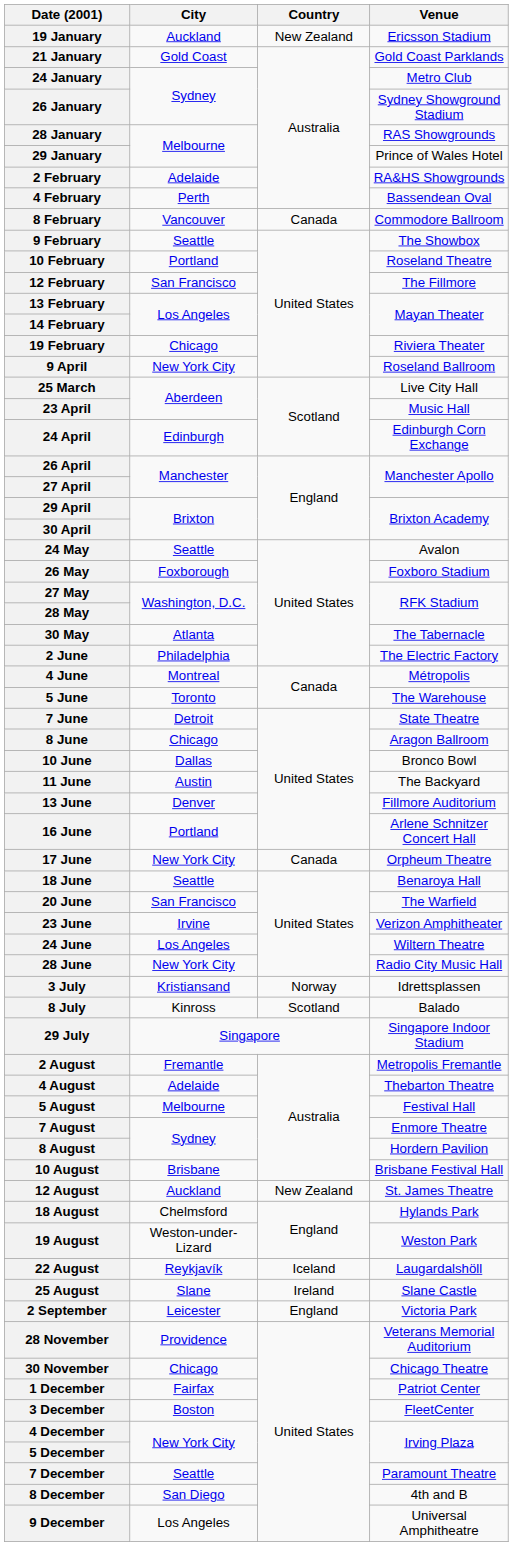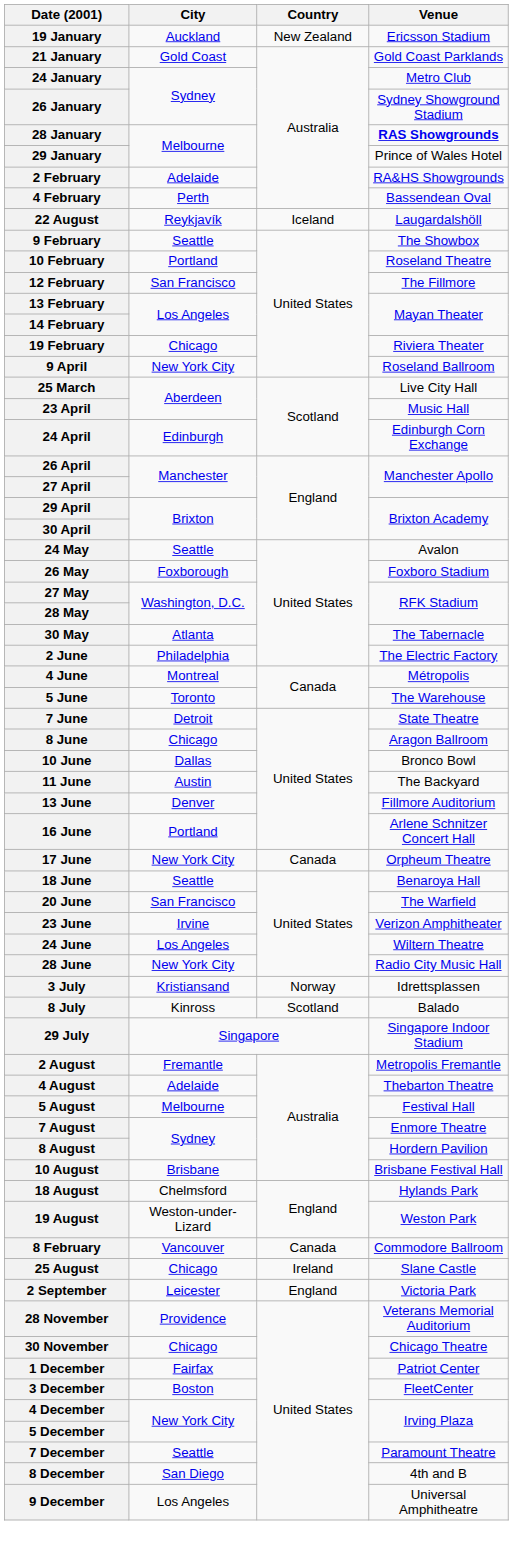(439, 135) normal -> (438, 135) bold
rows swapped: (67, 219) <-> (67, 1269)
- row: (67, 1191)
(194, 1290) Slane -> (193, 1269) Chicago
